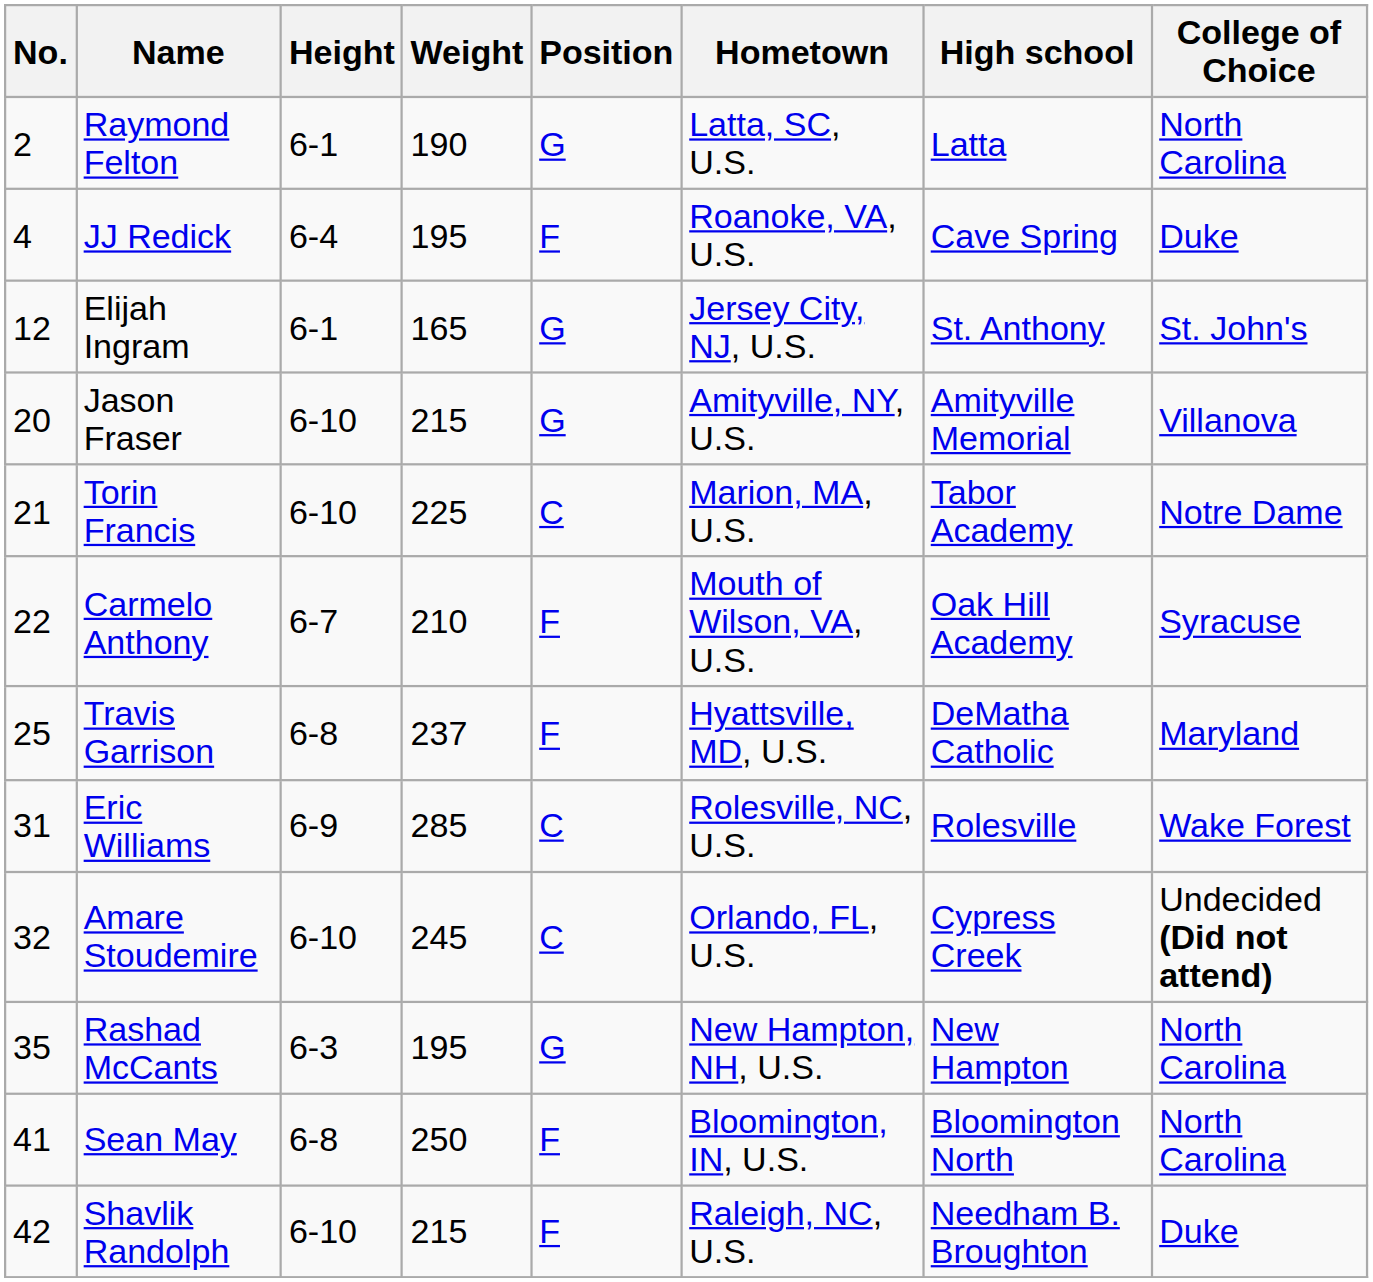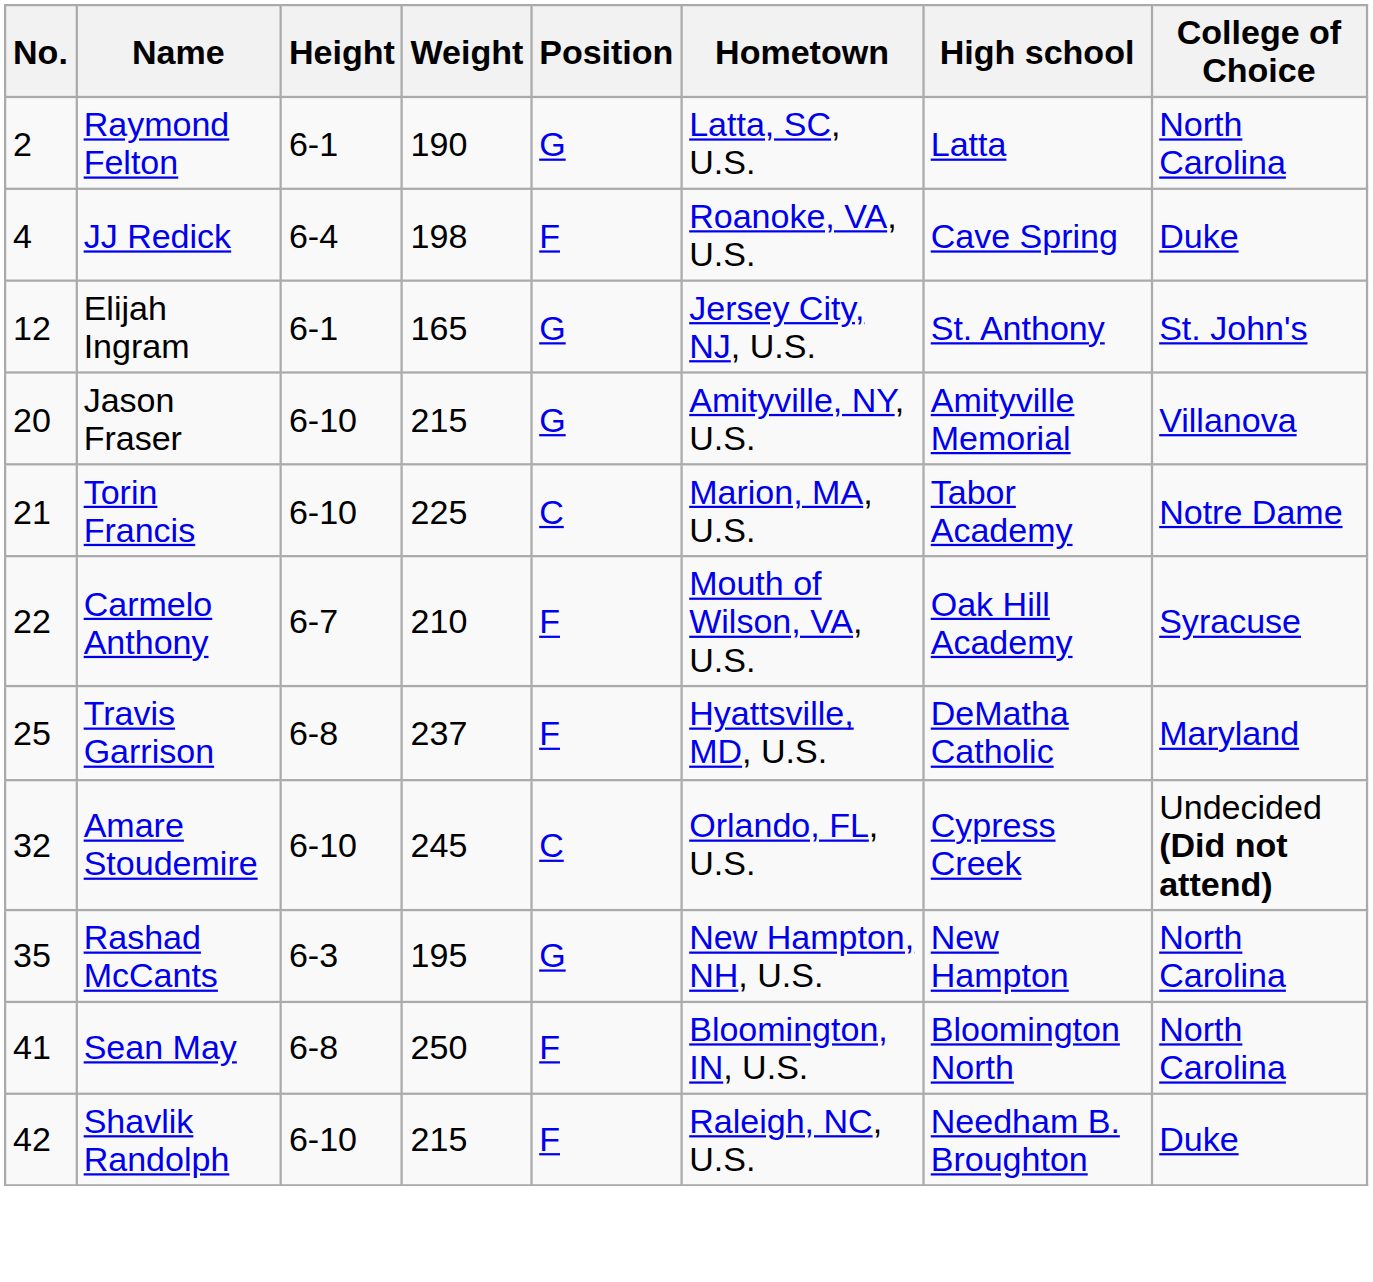(439, 235) 195 -> (439, 235) 198
- row: (147, 825)
